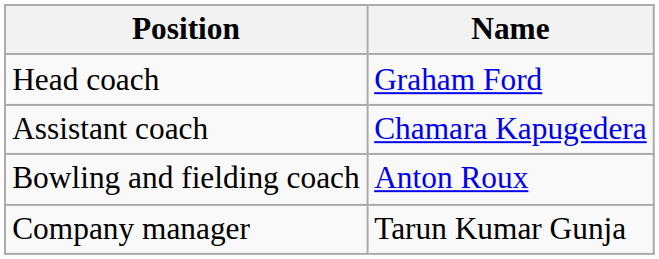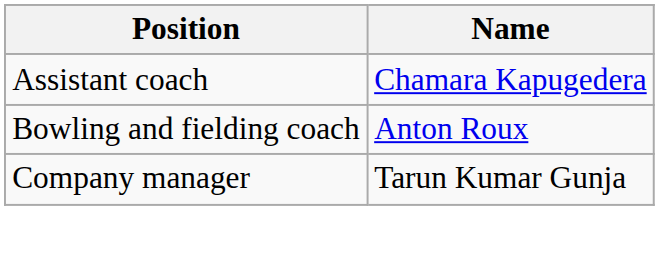- row: (86, 79)
